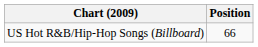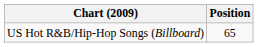(230, 32) 66 -> (230, 32) 65
